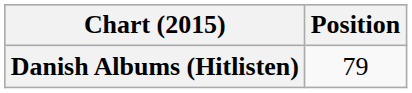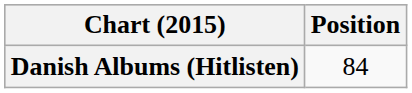(355, 66) 79 -> (355, 66) 84
